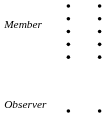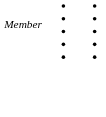- row: (25, 104)
